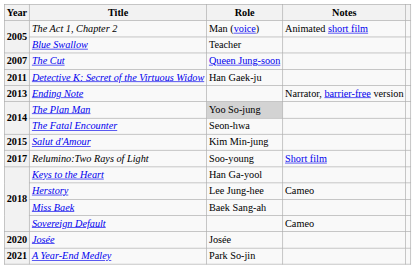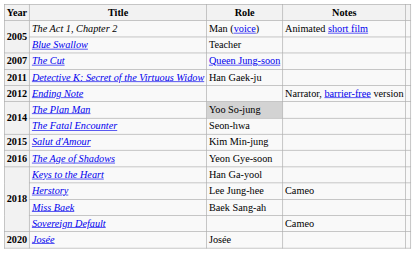(17, 93) 2013 -> (17, 93) 2012
+ row: (73, 158)
- row: (90, 158)
- row: (72, 256)
